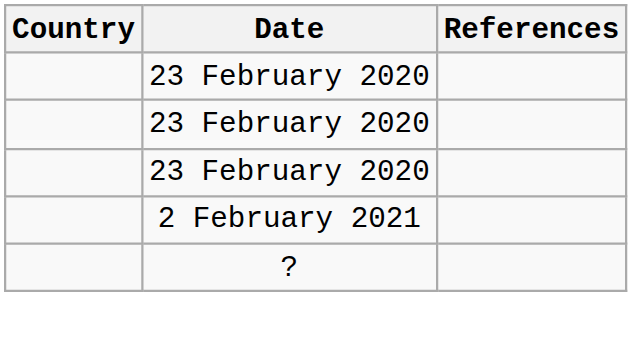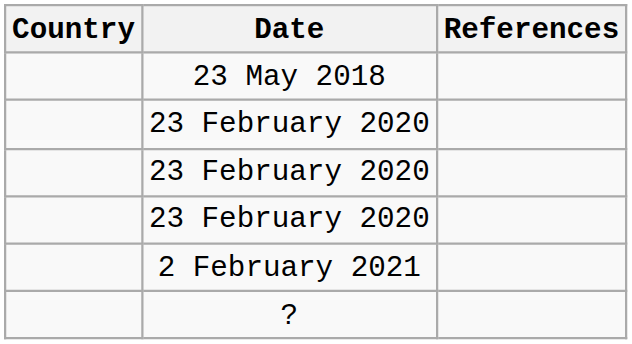+ row: (74, 77)
